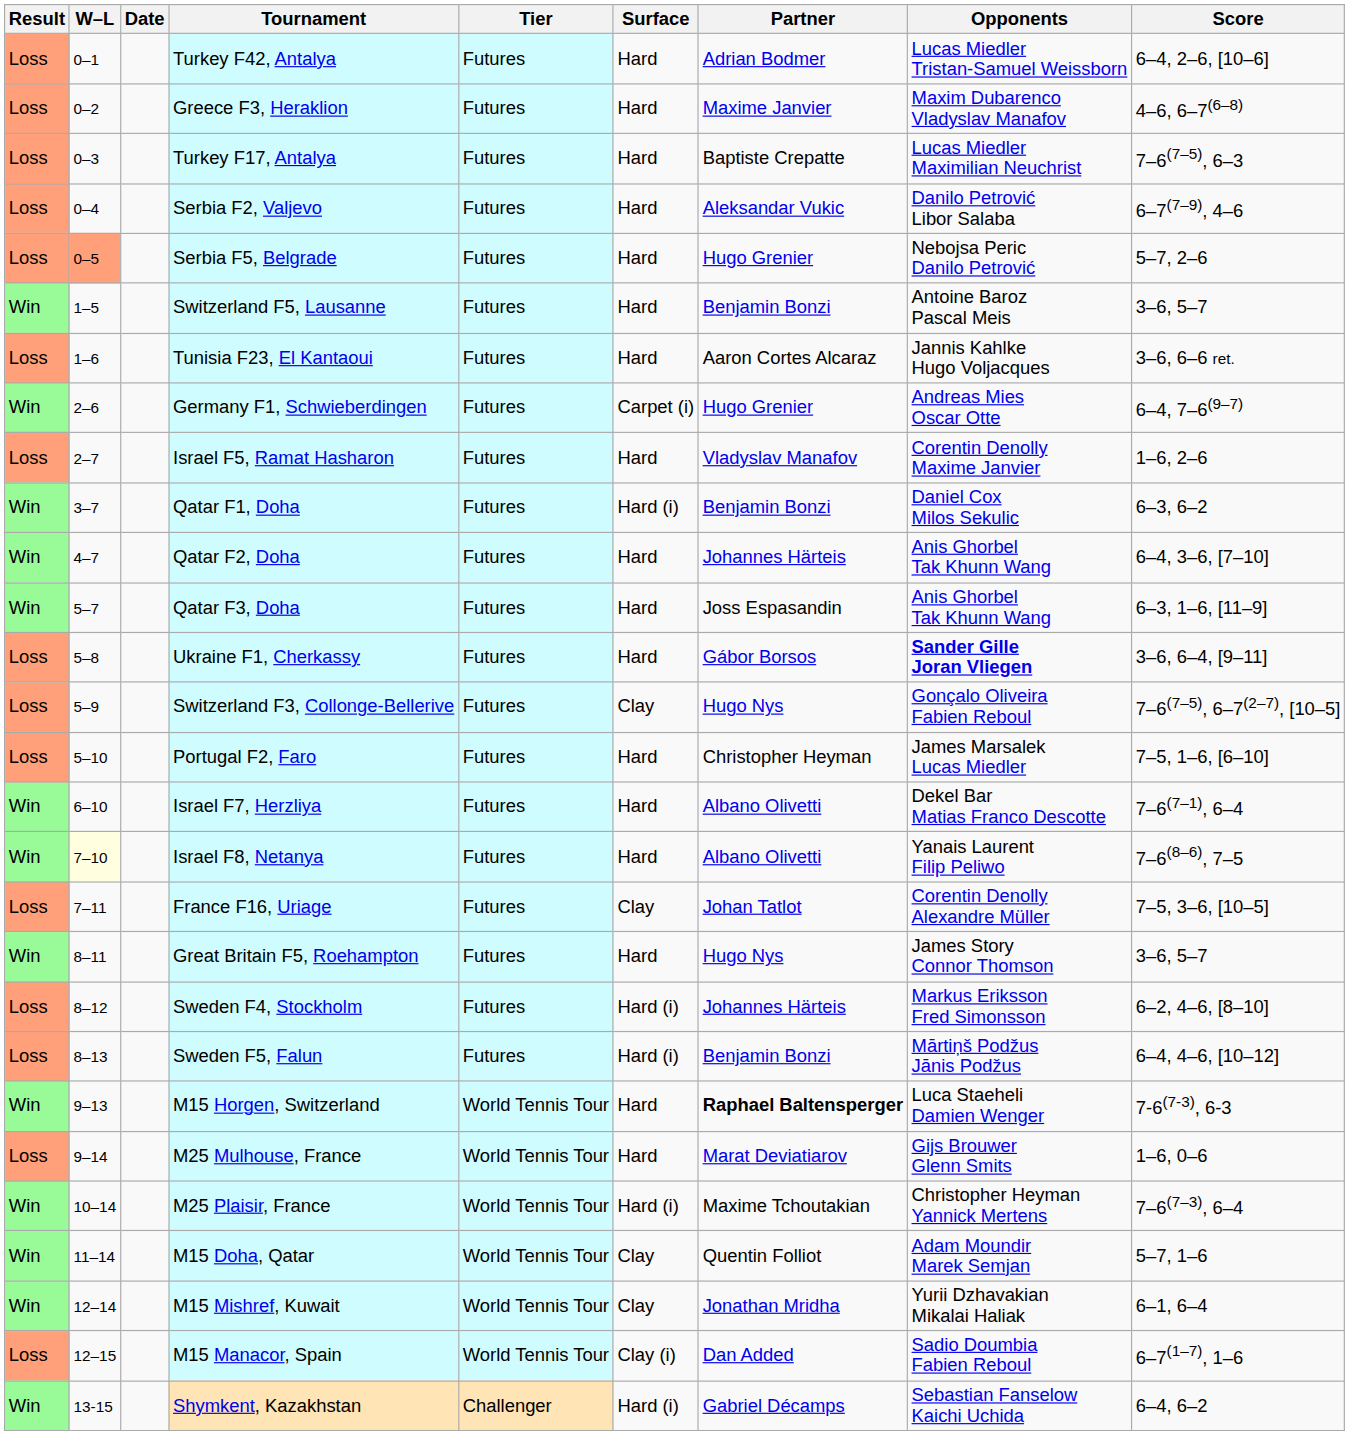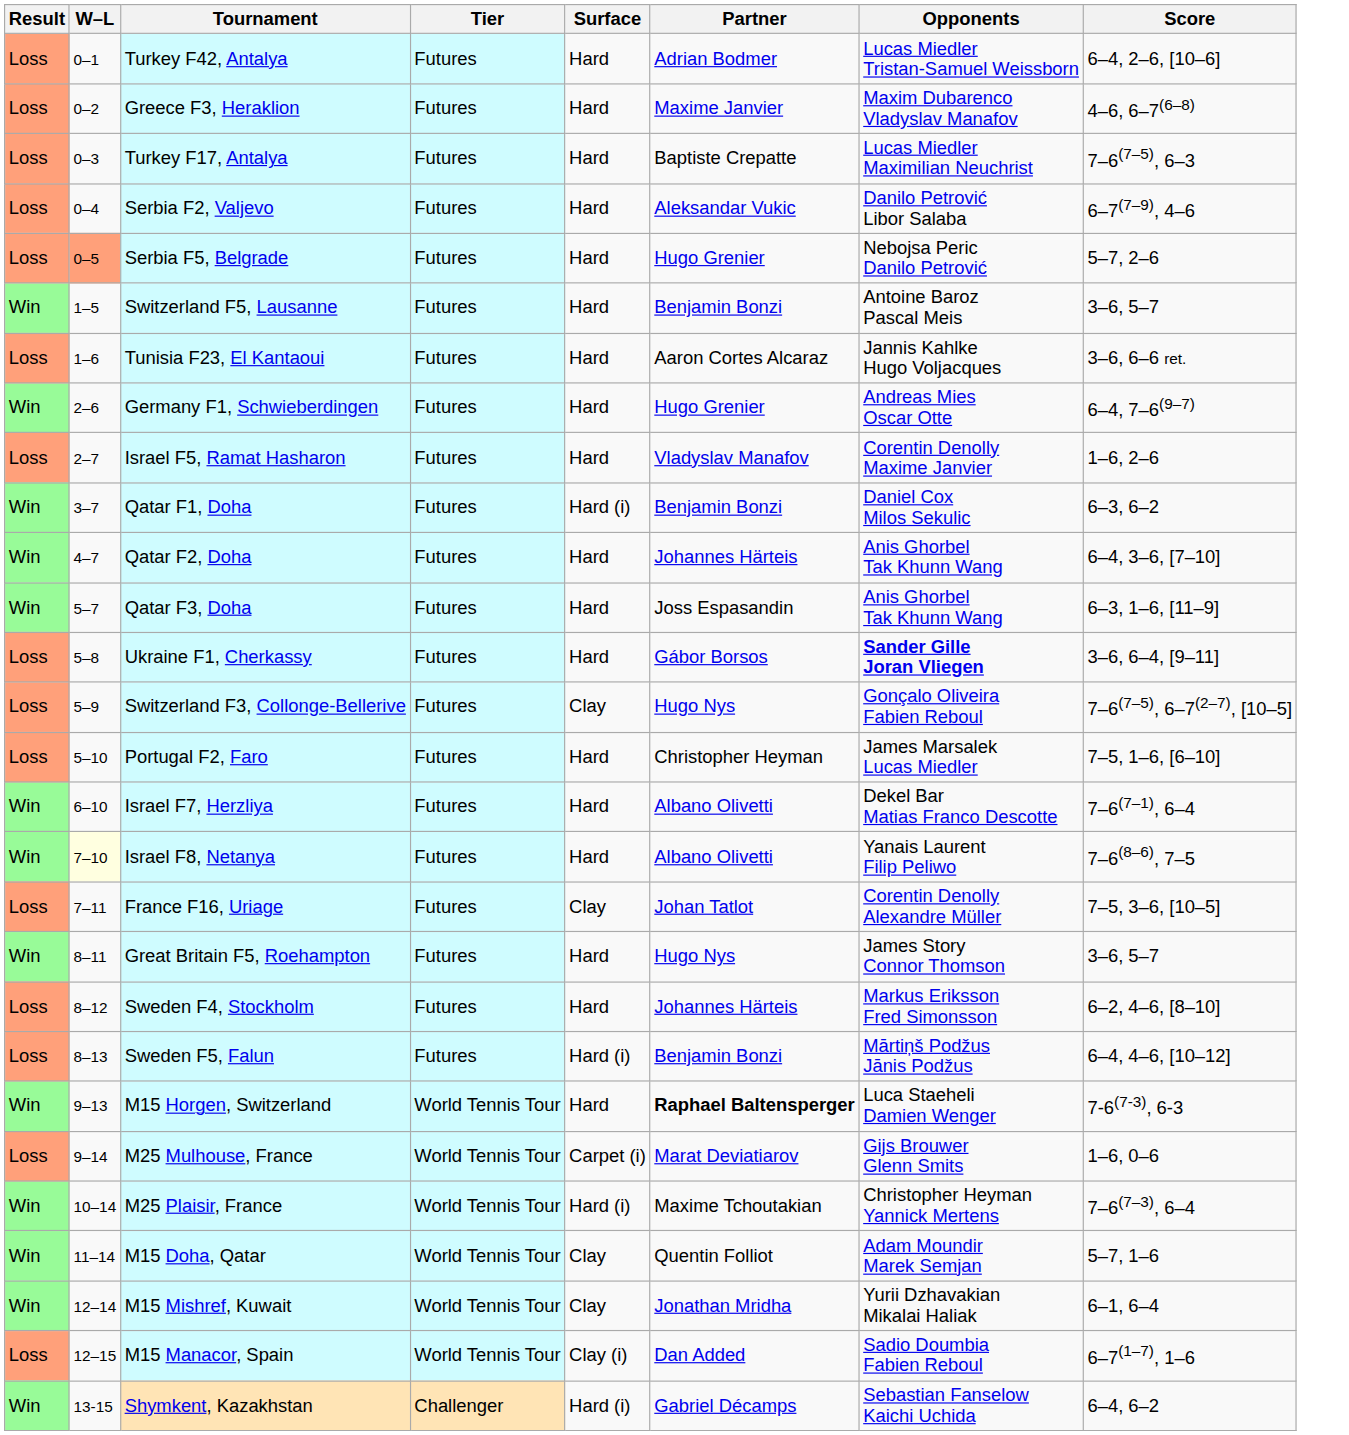- column: (145, 19)
(656, 407) Carpet (i) -> (589, 407) Hard
(648, 1006) Hard (i) -> (589, 1006) Hard
(637, 1156) Hard -> (607, 1156) Carpet (i)
